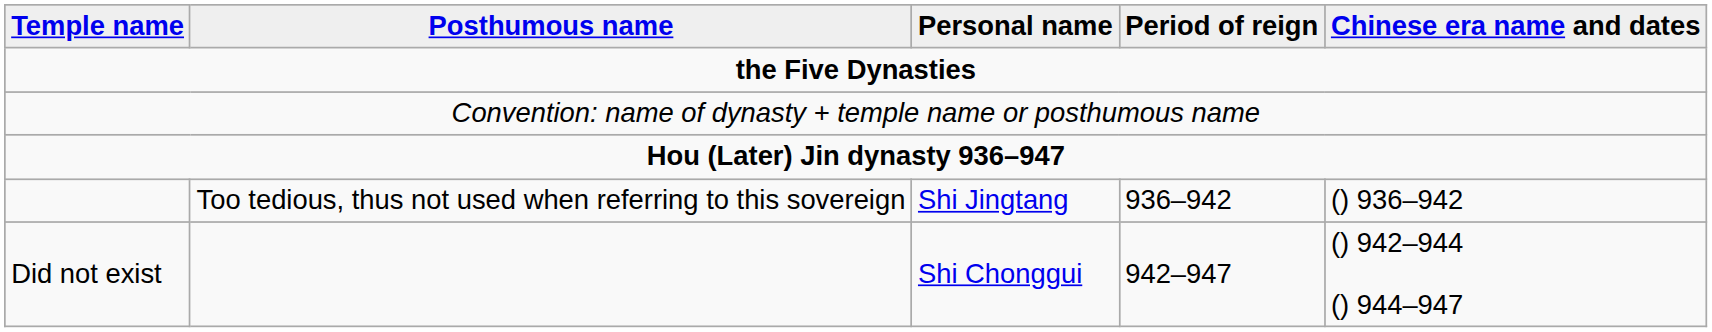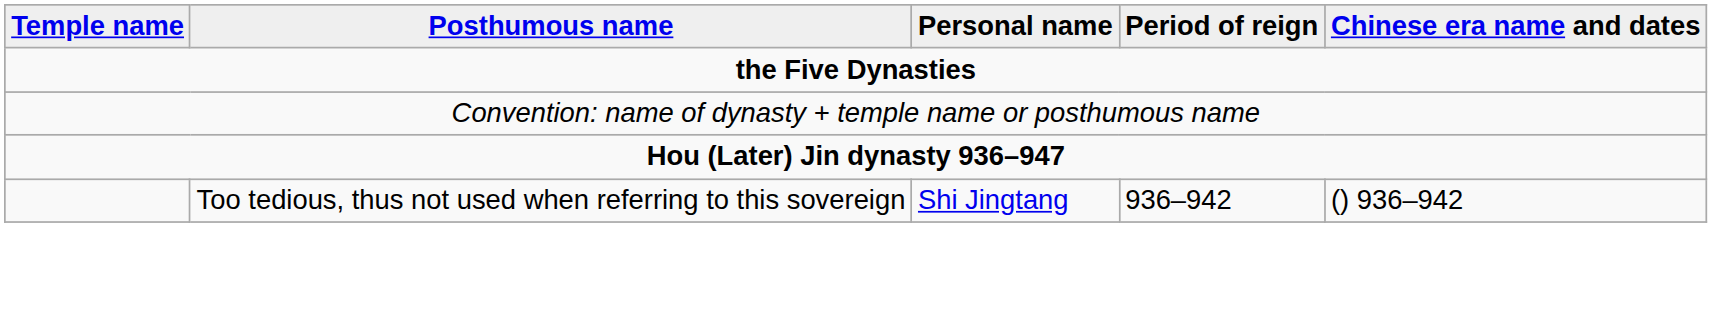- row: (86, 273)
